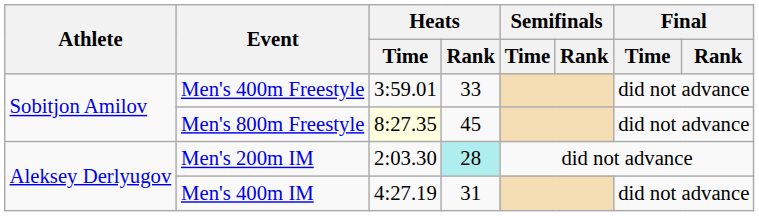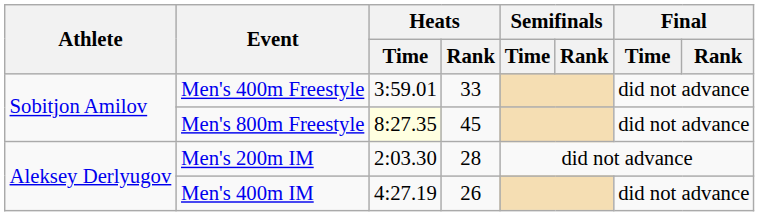(471, 158) paleturquoise background -> (471, 158) no background
(471, 192) 31 -> (471, 192) 26
